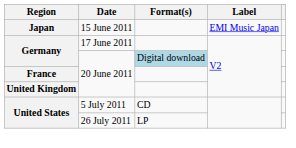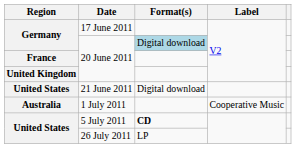- row: (41, 27)
+ row: (41, 89)
+ row: (41, 105)
(144, 105) normal -> (144, 120) bold
